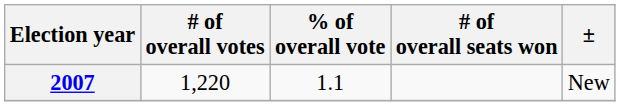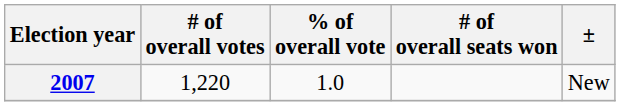(330, 82) 1.1 -> (330, 82) 1.0
